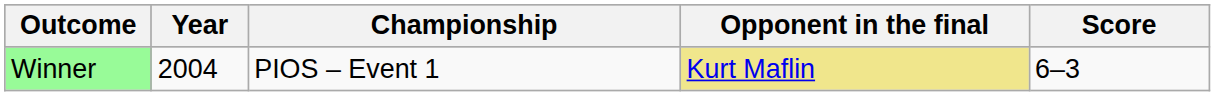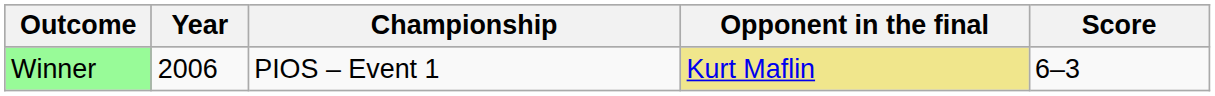(188, 68) 2004 -> (188, 68) 2006
